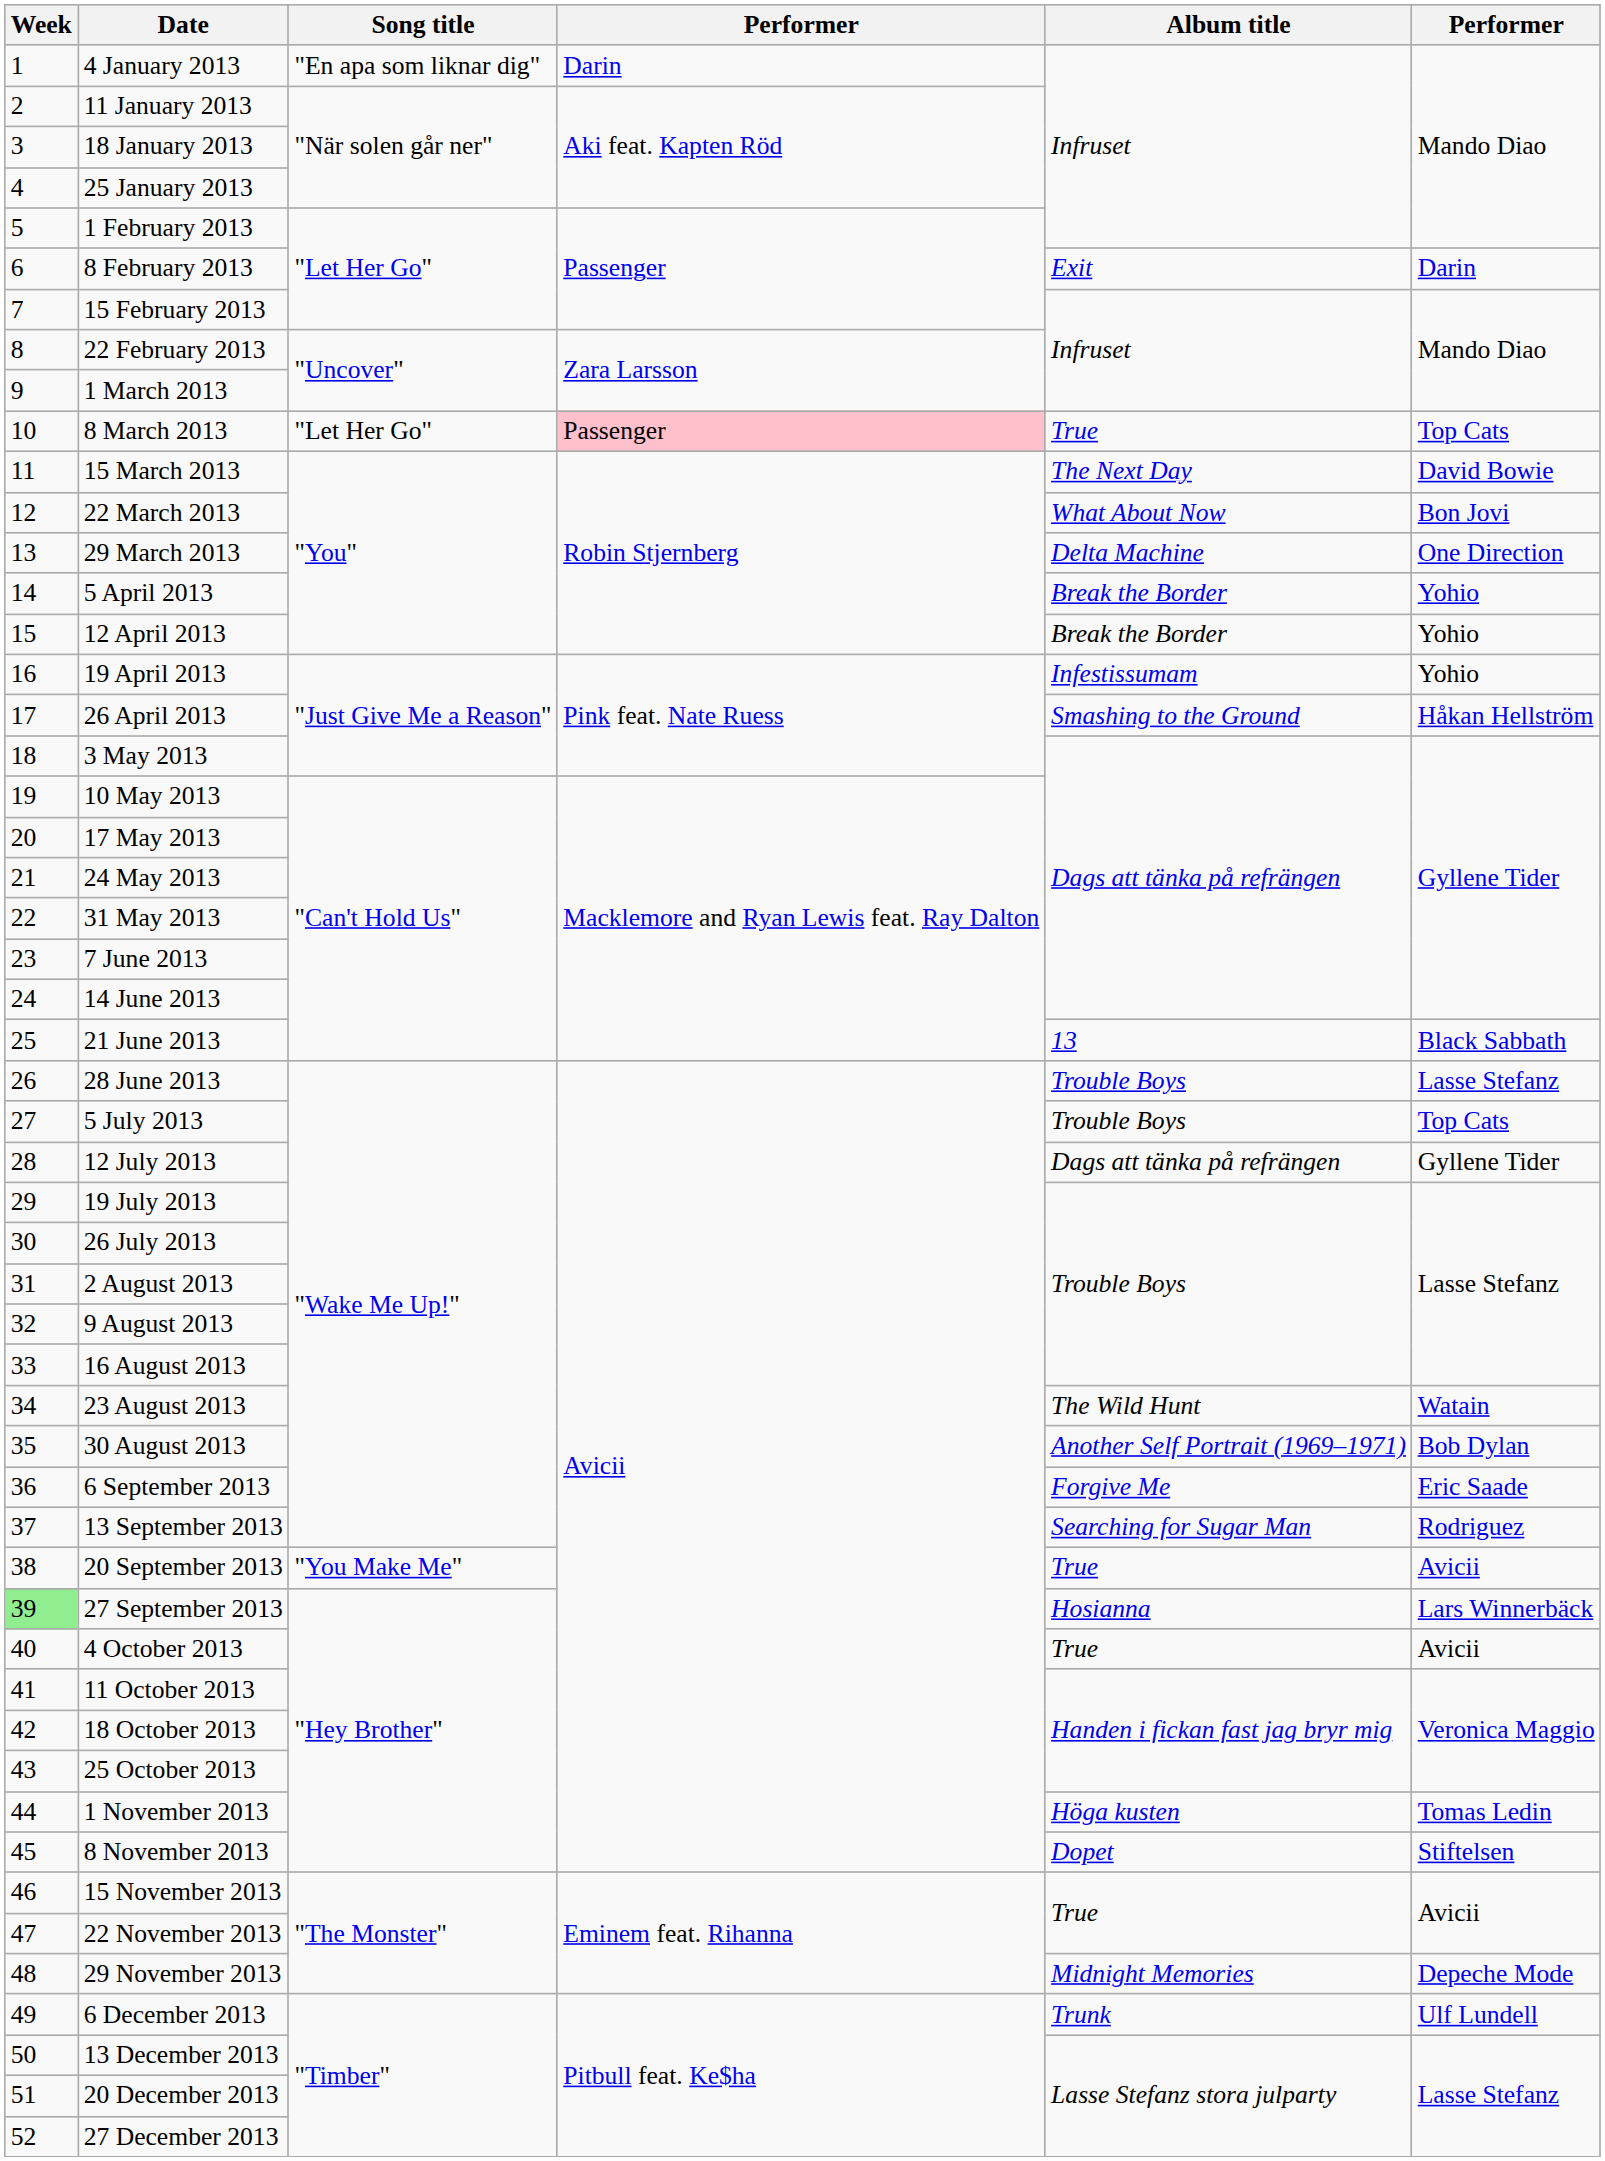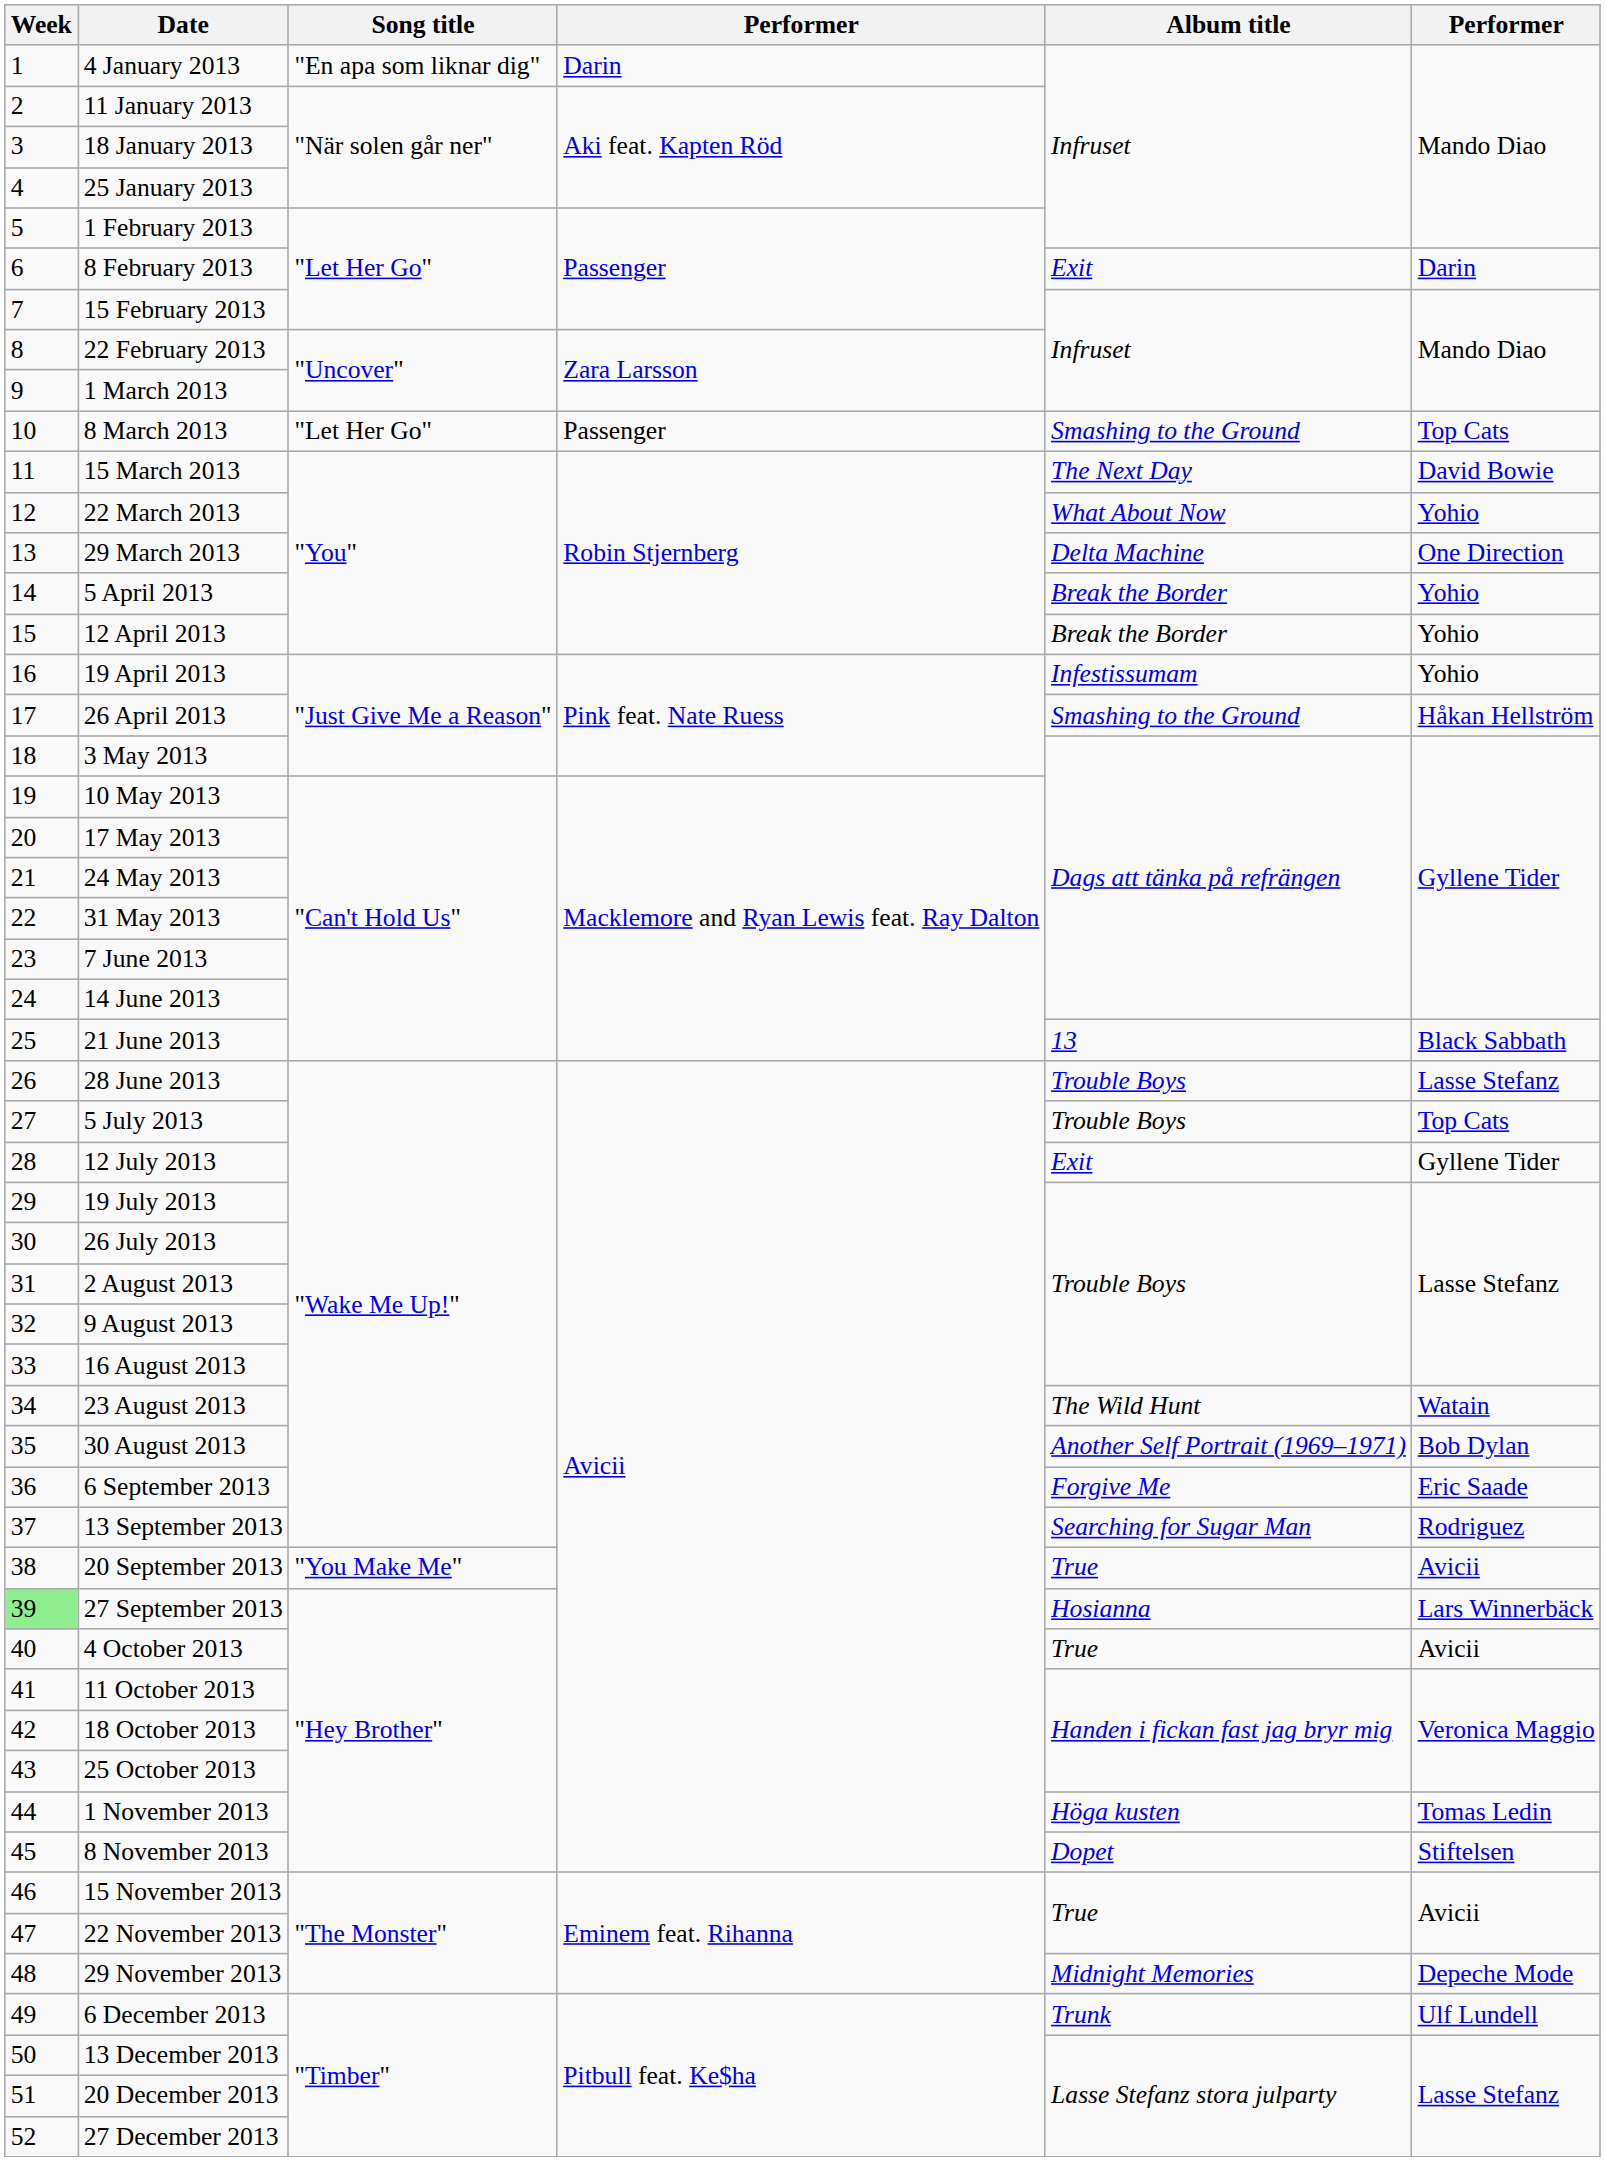(614, 430) pink background -> (614, 430) no background
(1075, 430) True -> (1175, 430) Smashing to the Ground
(1464, 512) Bon Jovi -> (1448, 512) Yohio
(1196, 1161) Dags att tänka på refrängen -> (1072, 1161) Exit
